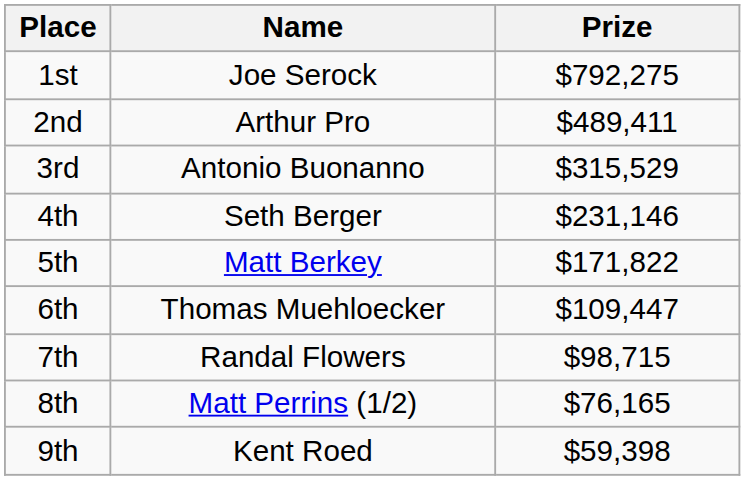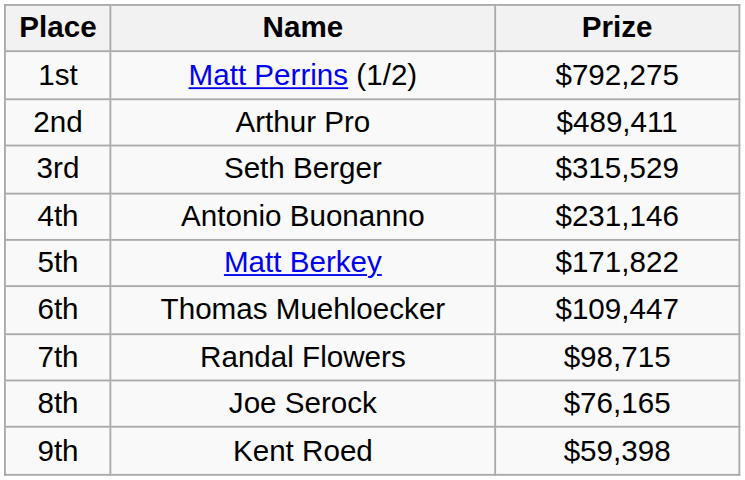(303, 74) Joe Serock -> (303, 74) Matt Perrins (1/2)
(303, 168) Antonio Buonanno -> (303, 168) Seth Berger
(303, 215) Seth Berger -> (303, 215) Antonio Buonanno
(303, 403) Matt Perrins (1/2) -> (303, 403) Joe Serock
